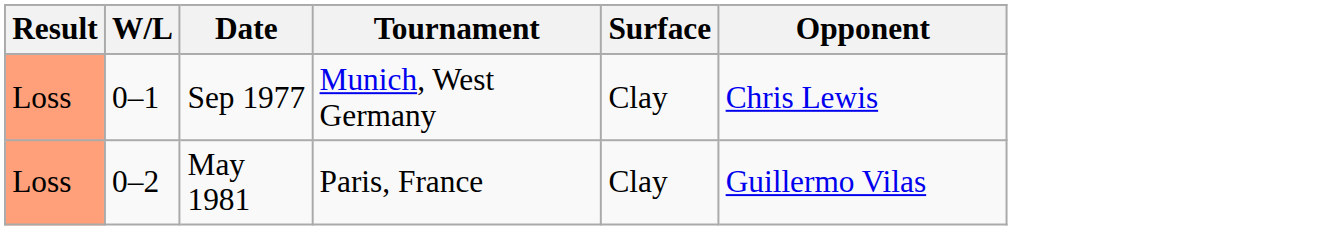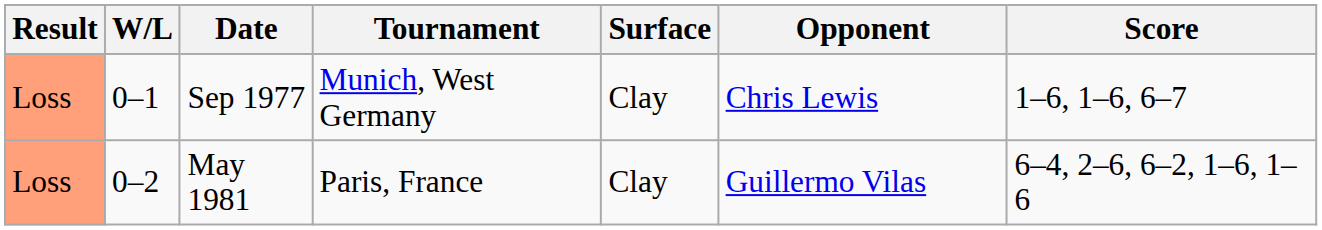+ column: (1161, 29)
